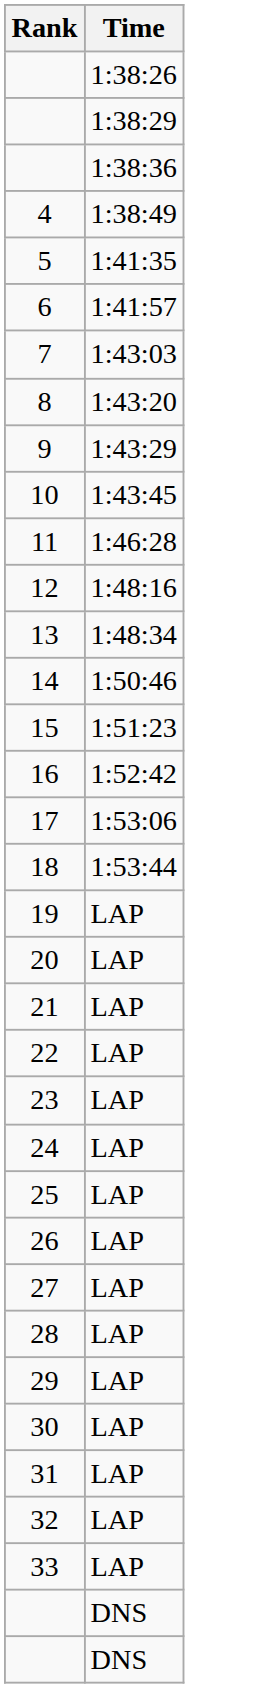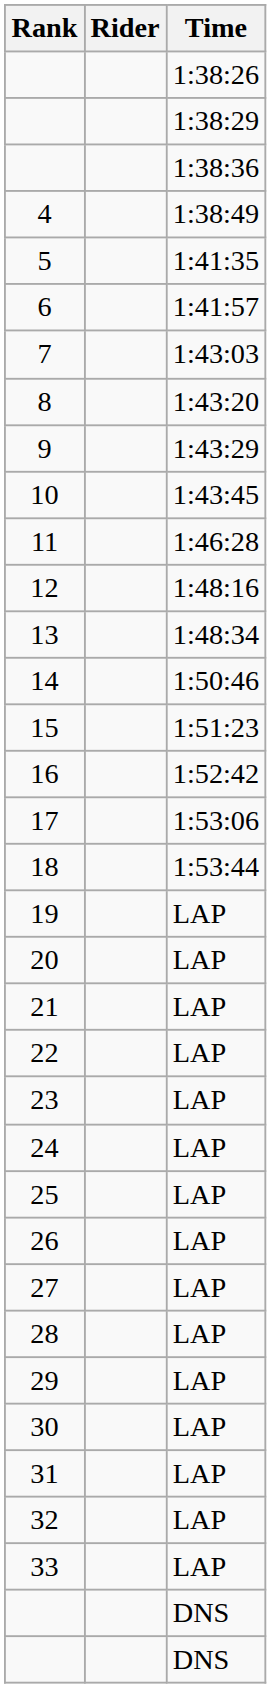+ column: (125, 27)
